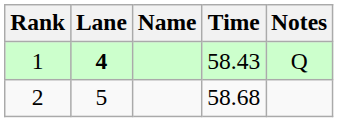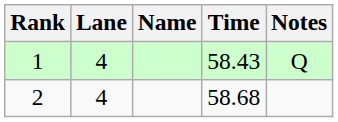(101, 60) bold -> (101, 60) normal
(101, 97) 5 -> (101, 97) 4
